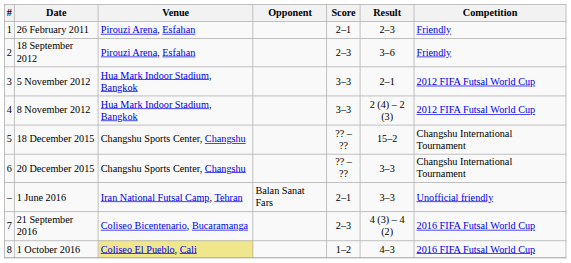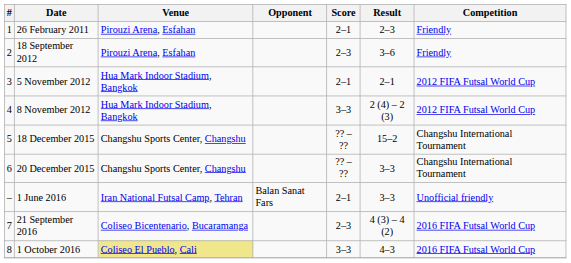(344, 82) 3–3 -> (344, 82) 2–1
(344, 249) 1–2 -> (344, 249) 3–3
